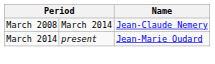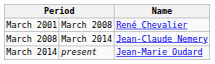+ row: (32, 25)
